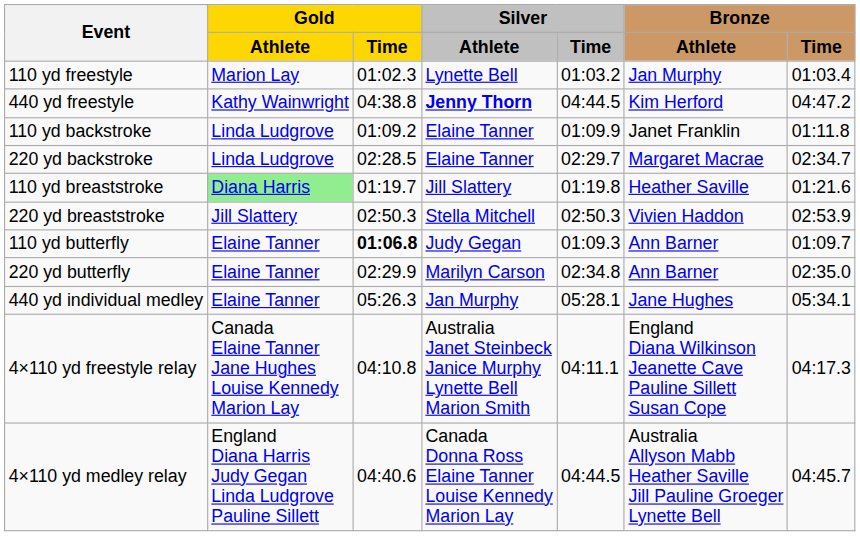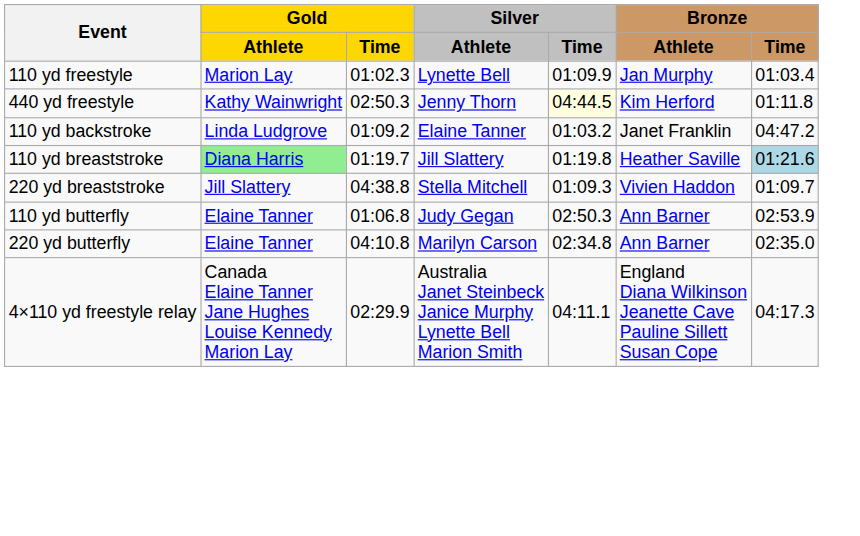(591, 74) 01:03.2 -> (582, 74) 01:09.9
(387, 103) 04:38.8 -> (380, 103) 02:50.3
(479, 103) bold -> (467, 103) normal
(591, 103) no background -> (582, 103) lightyellow background
(821, 103) 04:47.2 -> (784, 103) 01:11.8
(591, 131) 01:09.9 -> (582, 131) 01:03.2
(821, 131) 01:11.8 -> (785, 131) 04:47.2
- row: (81, 159)
(821, 187) no background -> (785, 159) lightblue background
(387, 215) 02:50.3 -> (380, 187) 04:38.8
(591, 215) 02:50.3 -> (582, 187) 01:09.3
(821, 215) 02:53.9 -> (785, 187) 01:09.7
(387, 243) bold -> (380, 215) normal
(591, 243) 01:09.3 -> (582, 215) 02:50.3
(821, 243) 01:09.7 -> (785, 215) 02:53.9
(387, 272) 02:29.9 -> (380, 243) 04:10.8
- row: (106, 300)
(387, 368) 04:10.8 -> (380, 312) 02:29.9
- row: (98, 476)
